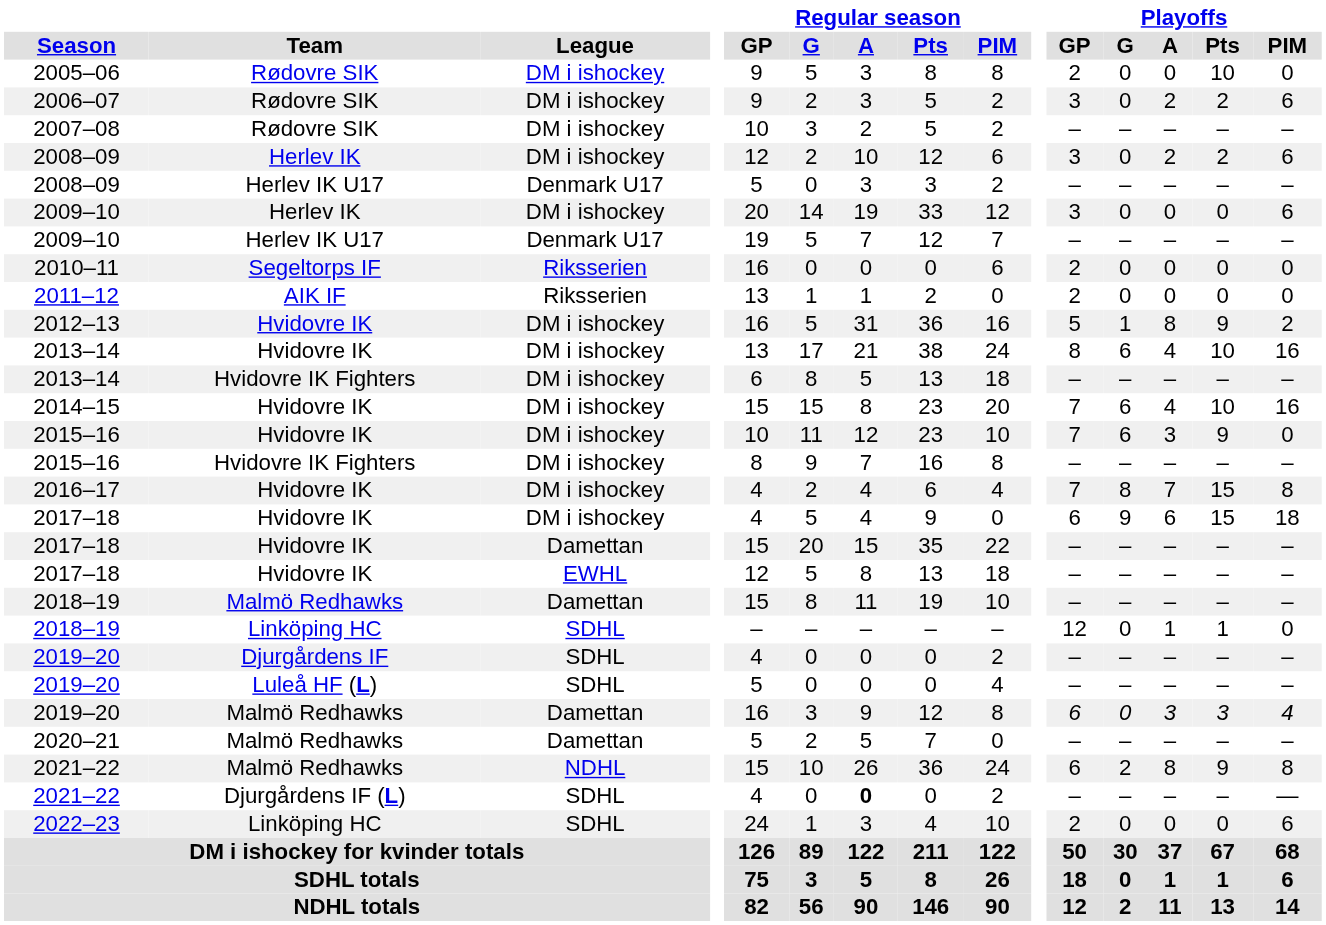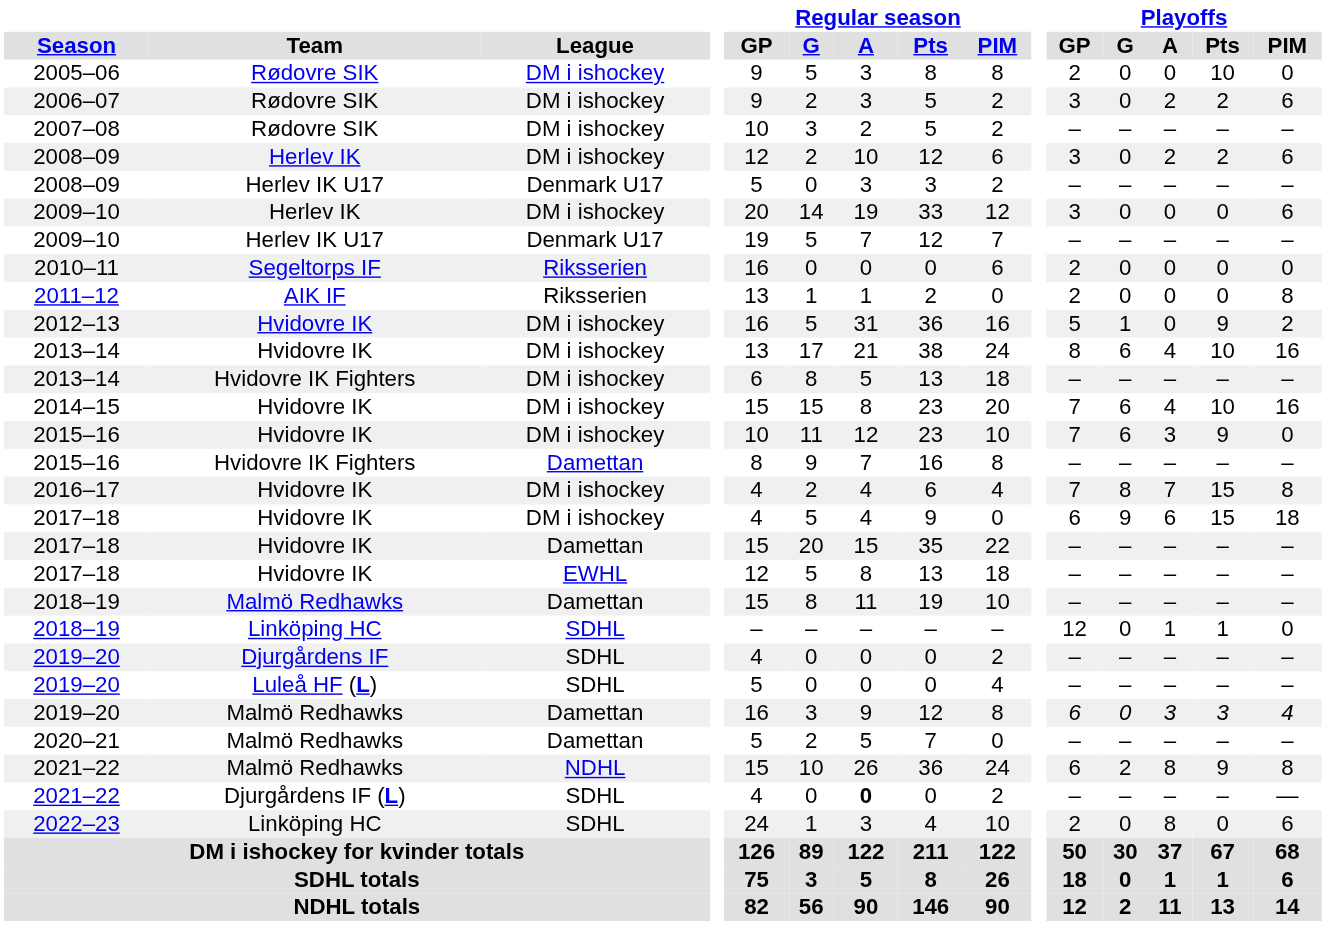(1287, 295) 0 -> (1287, 295) 8
(1170, 323) 8 -> (1170, 323) 0
(595, 462) DM i ishockey -> (595, 462) Damettan
(1170, 823) 0 -> (1170, 823) 8
